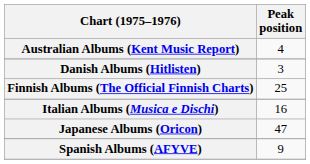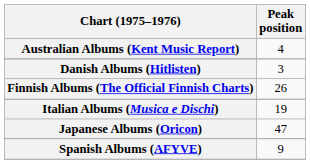(281, 88) 25 -> (281, 88) 26
(281, 108) 16 -> (281, 108) 19
